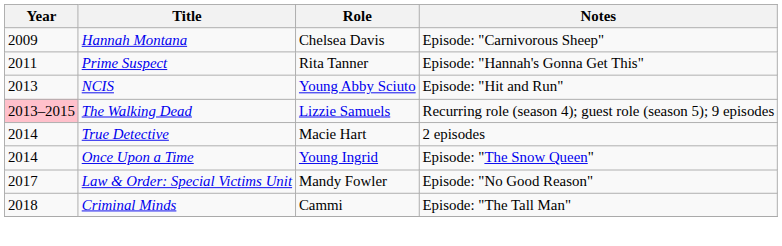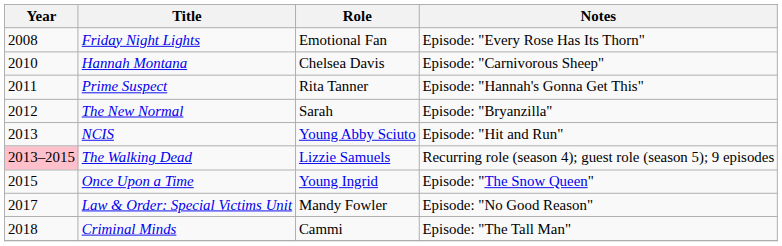+ row: (141, 39)
(23, 39) 2009 -> (23, 63) 2010
+ row: (133, 110)
- row: (125, 134)
(23, 157) 2014 -> (23, 181) 2015
